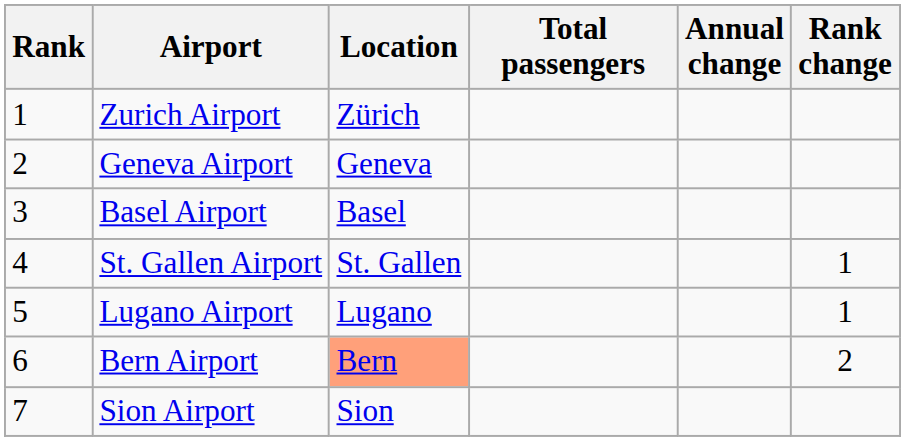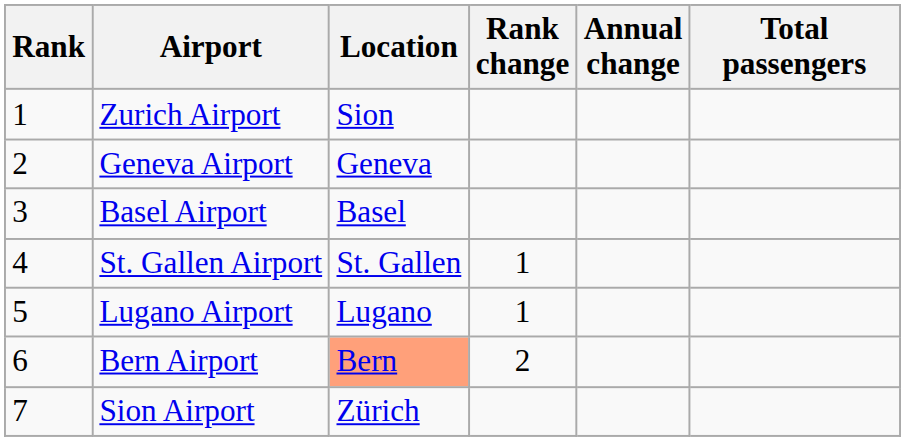columns swapped: (573, 46) <-> (845, 46)
(378, 113) Zürich -> (365, 113) Sion
(365, 410) Sion -> (378, 410) Zürich
